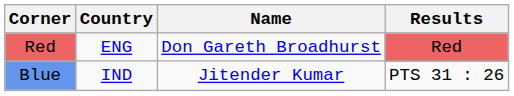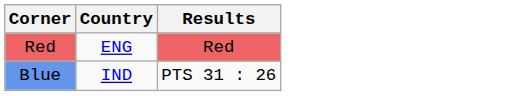- column: (271, 19)
